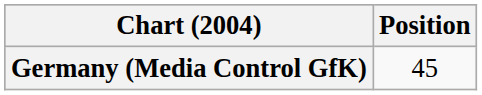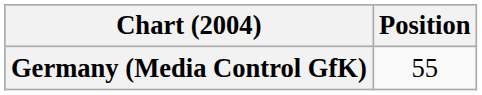(425, 67) 45 -> (425, 67) 55
